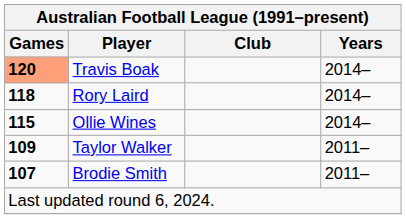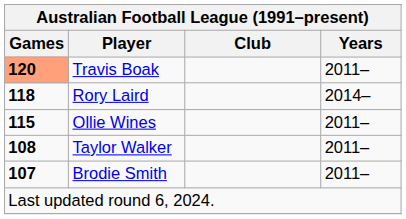(348, 69) 2014– -> (347, 69) 2011–
(348, 122) 2014– -> (347, 122) 2011–
(22, 148) 109 -> (22, 148) 108
